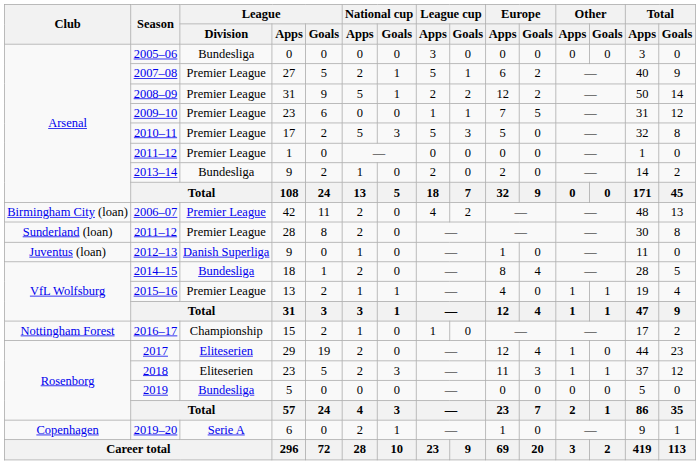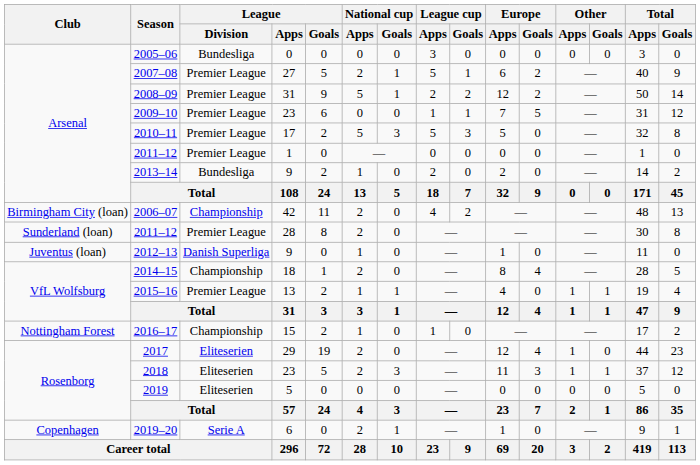(226, 212) Premier League -> (226, 212) Championship
(226, 271) Bundesliga -> (226, 271) Championship
(226, 390) Bundesliga -> (226, 390) Eliteserien
